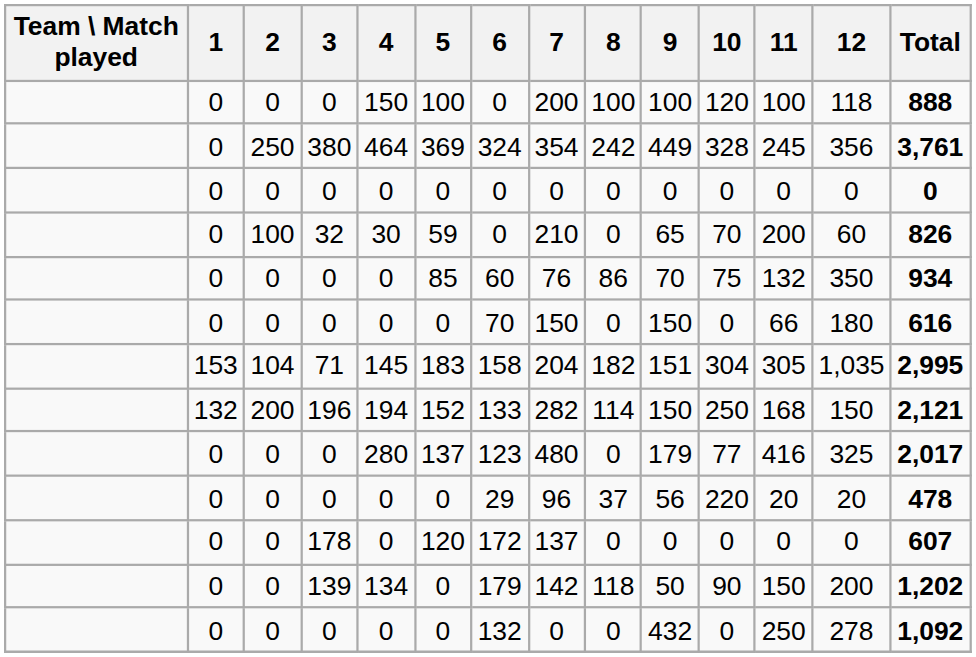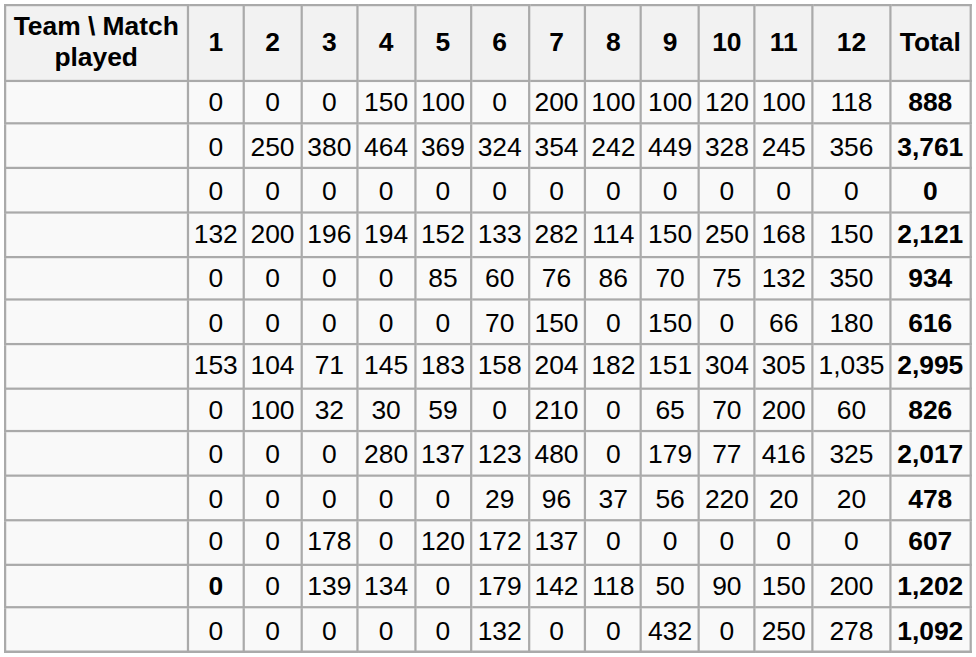rows swapped: (273, 410) <-> (273, 234)
(216, 586) normal -> (216, 586) bold
